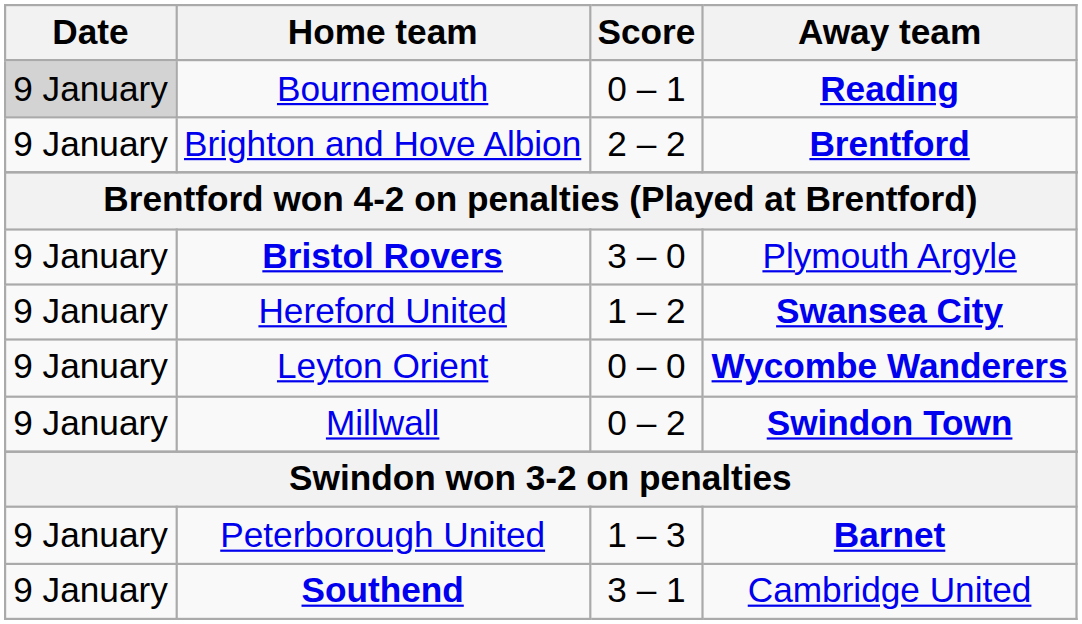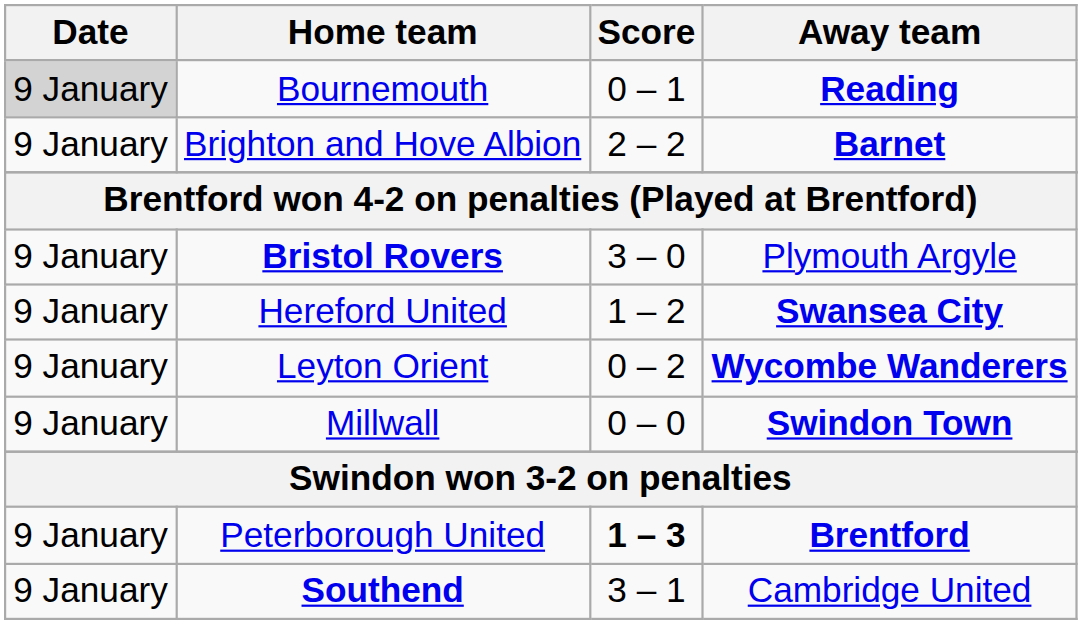(890, 144) Brentford -> (890, 144) Barnet
(646, 367) 0 – 0 -> (646, 367) 0 – 2
(646, 423) 0 – 2 -> (646, 423) 0 – 0
(646, 534) normal -> (646, 534) bold
(890, 534) Barnet -> (890, 534) Brentford
